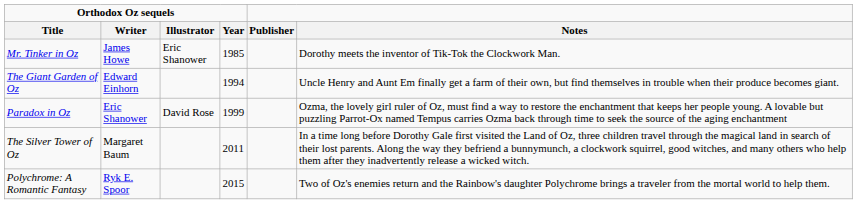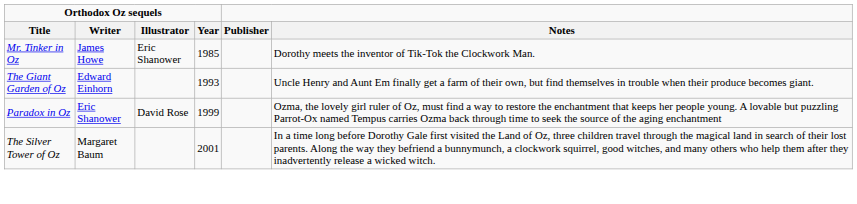(233, 83) 1994 -> (208, 83) 1993
(233, 148) 2011 -> (208, 148) 2001
- row: (47, 183)
